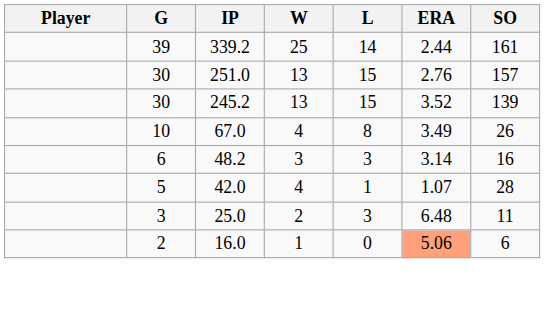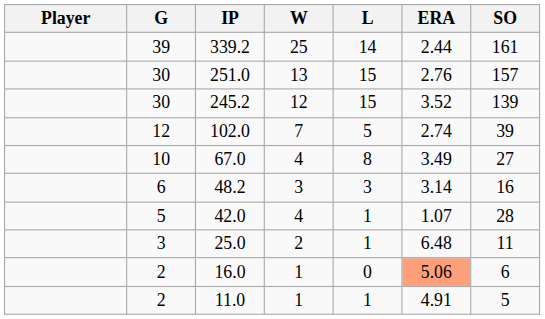(299, 103) 13 -> (299, 103) 12
+ row: (230, 131)
(505, 131) 26 -> (505, 159) 27
(368, 215) 3 -> (368, 243) 1
+ row: (230, 300)
